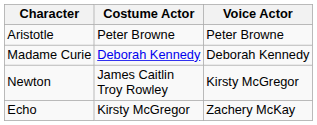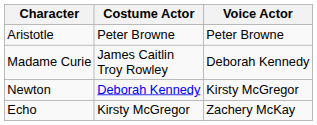(149, 55) Deborah Kennedy -> (136, 62) James Caitlin Troy Rowley
(136, 82) James Caitlin Troy Rowley -> (149, 89) Deborah Kennedy
